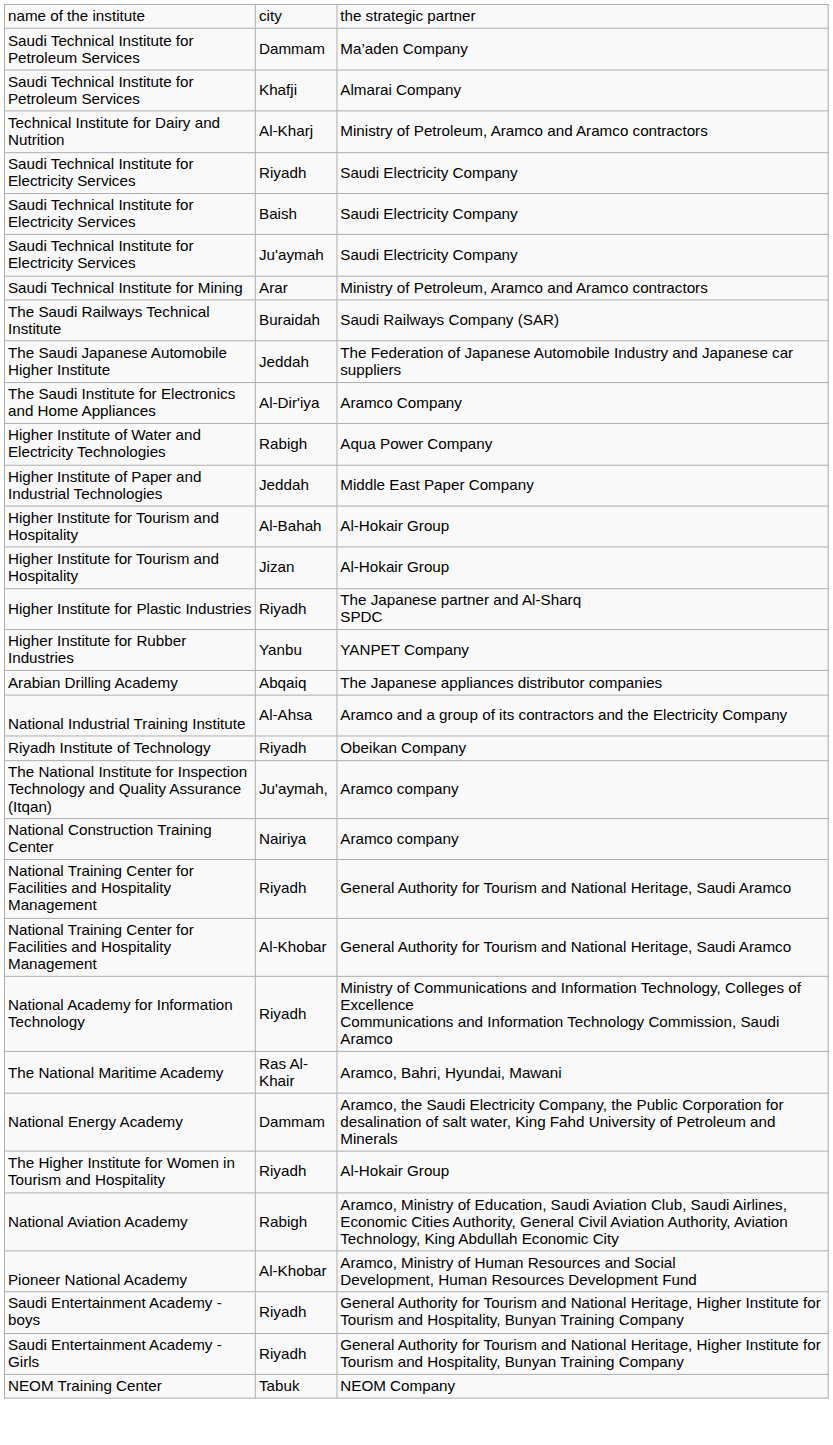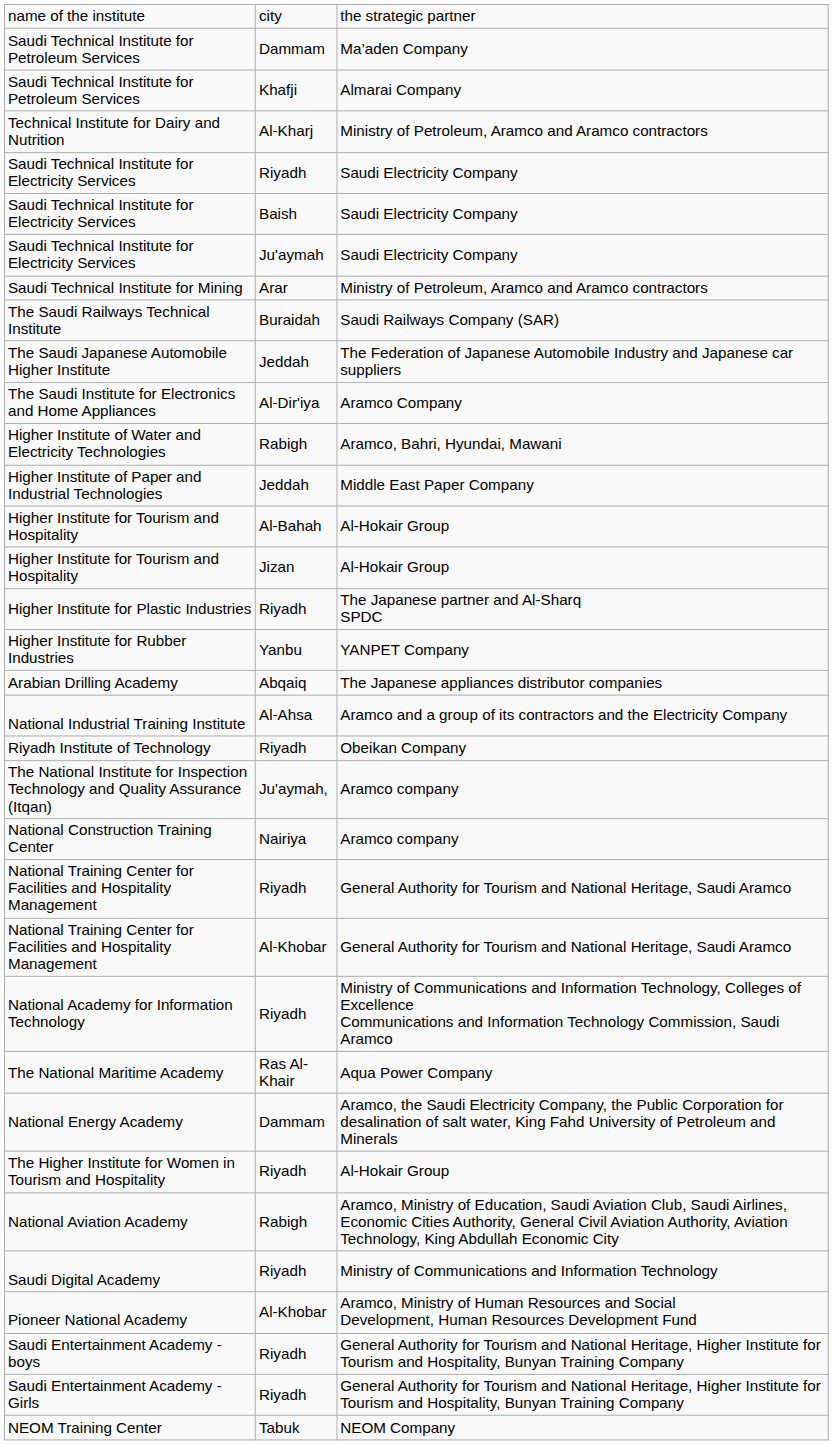(416, 444) Aqua Power Company -> (451, 444) Aramco, Bahri, Hyundai, Mawani
(451, 1072) Aramco, Bahri, Hyundai, Mawani -> (416, 1072) Aqua Power Company
+ row: (84, 1279)
